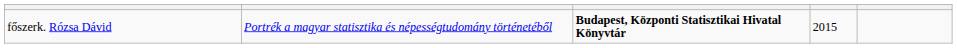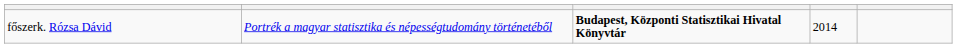(825, 26) 2015 -> (825, 26) 2014
